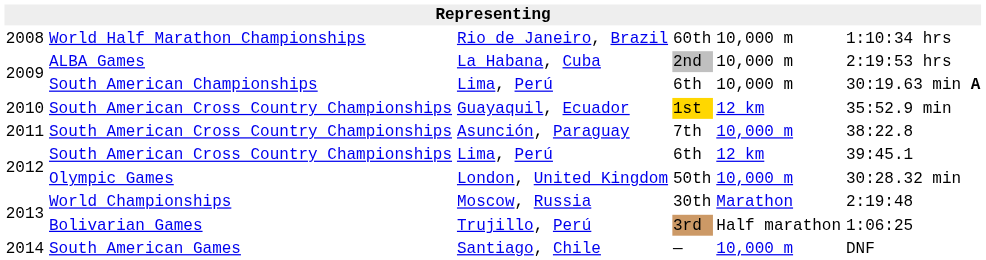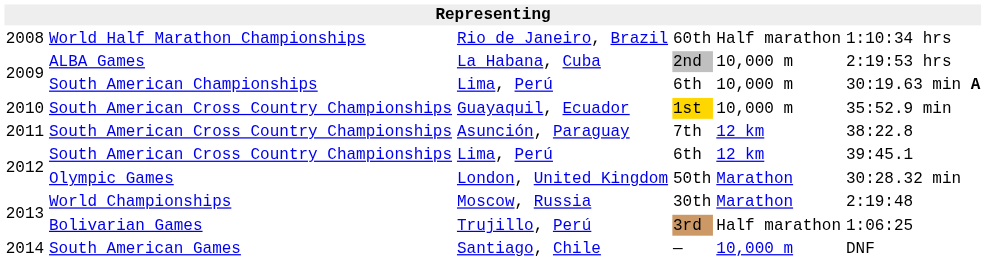(755, 38) 10,000 m -> (779, 38) Half marathon
(740, 108) 12 km -> (755, 108) 10,000 m
(755, 132) 10,000 m -> (740, 132) 12 km
(755, 179) 10,000 m -> (755, 179) Marathon
